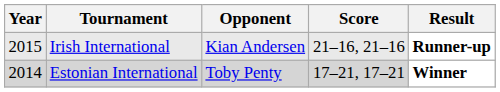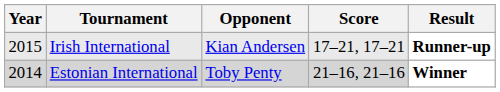(359, 46) 21–16, 21–16 -> (359, 46) 17–21, 17–21
(359, 73) 17–21, 17–21 -> (359, 73) 21–16, 21–16
